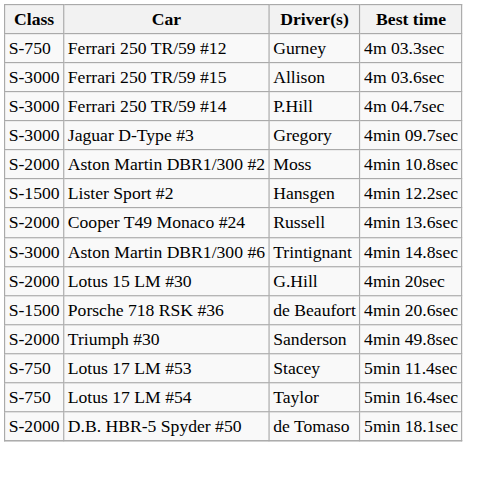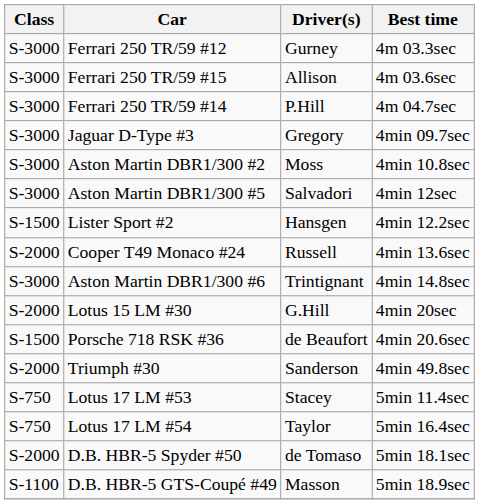(30, 48) S-750 -> (34, 48) S-3000
(34, 164) S-2000 -> (34, 164) S-3000
+ row: (166, 193)
+ row: (172, 484)
